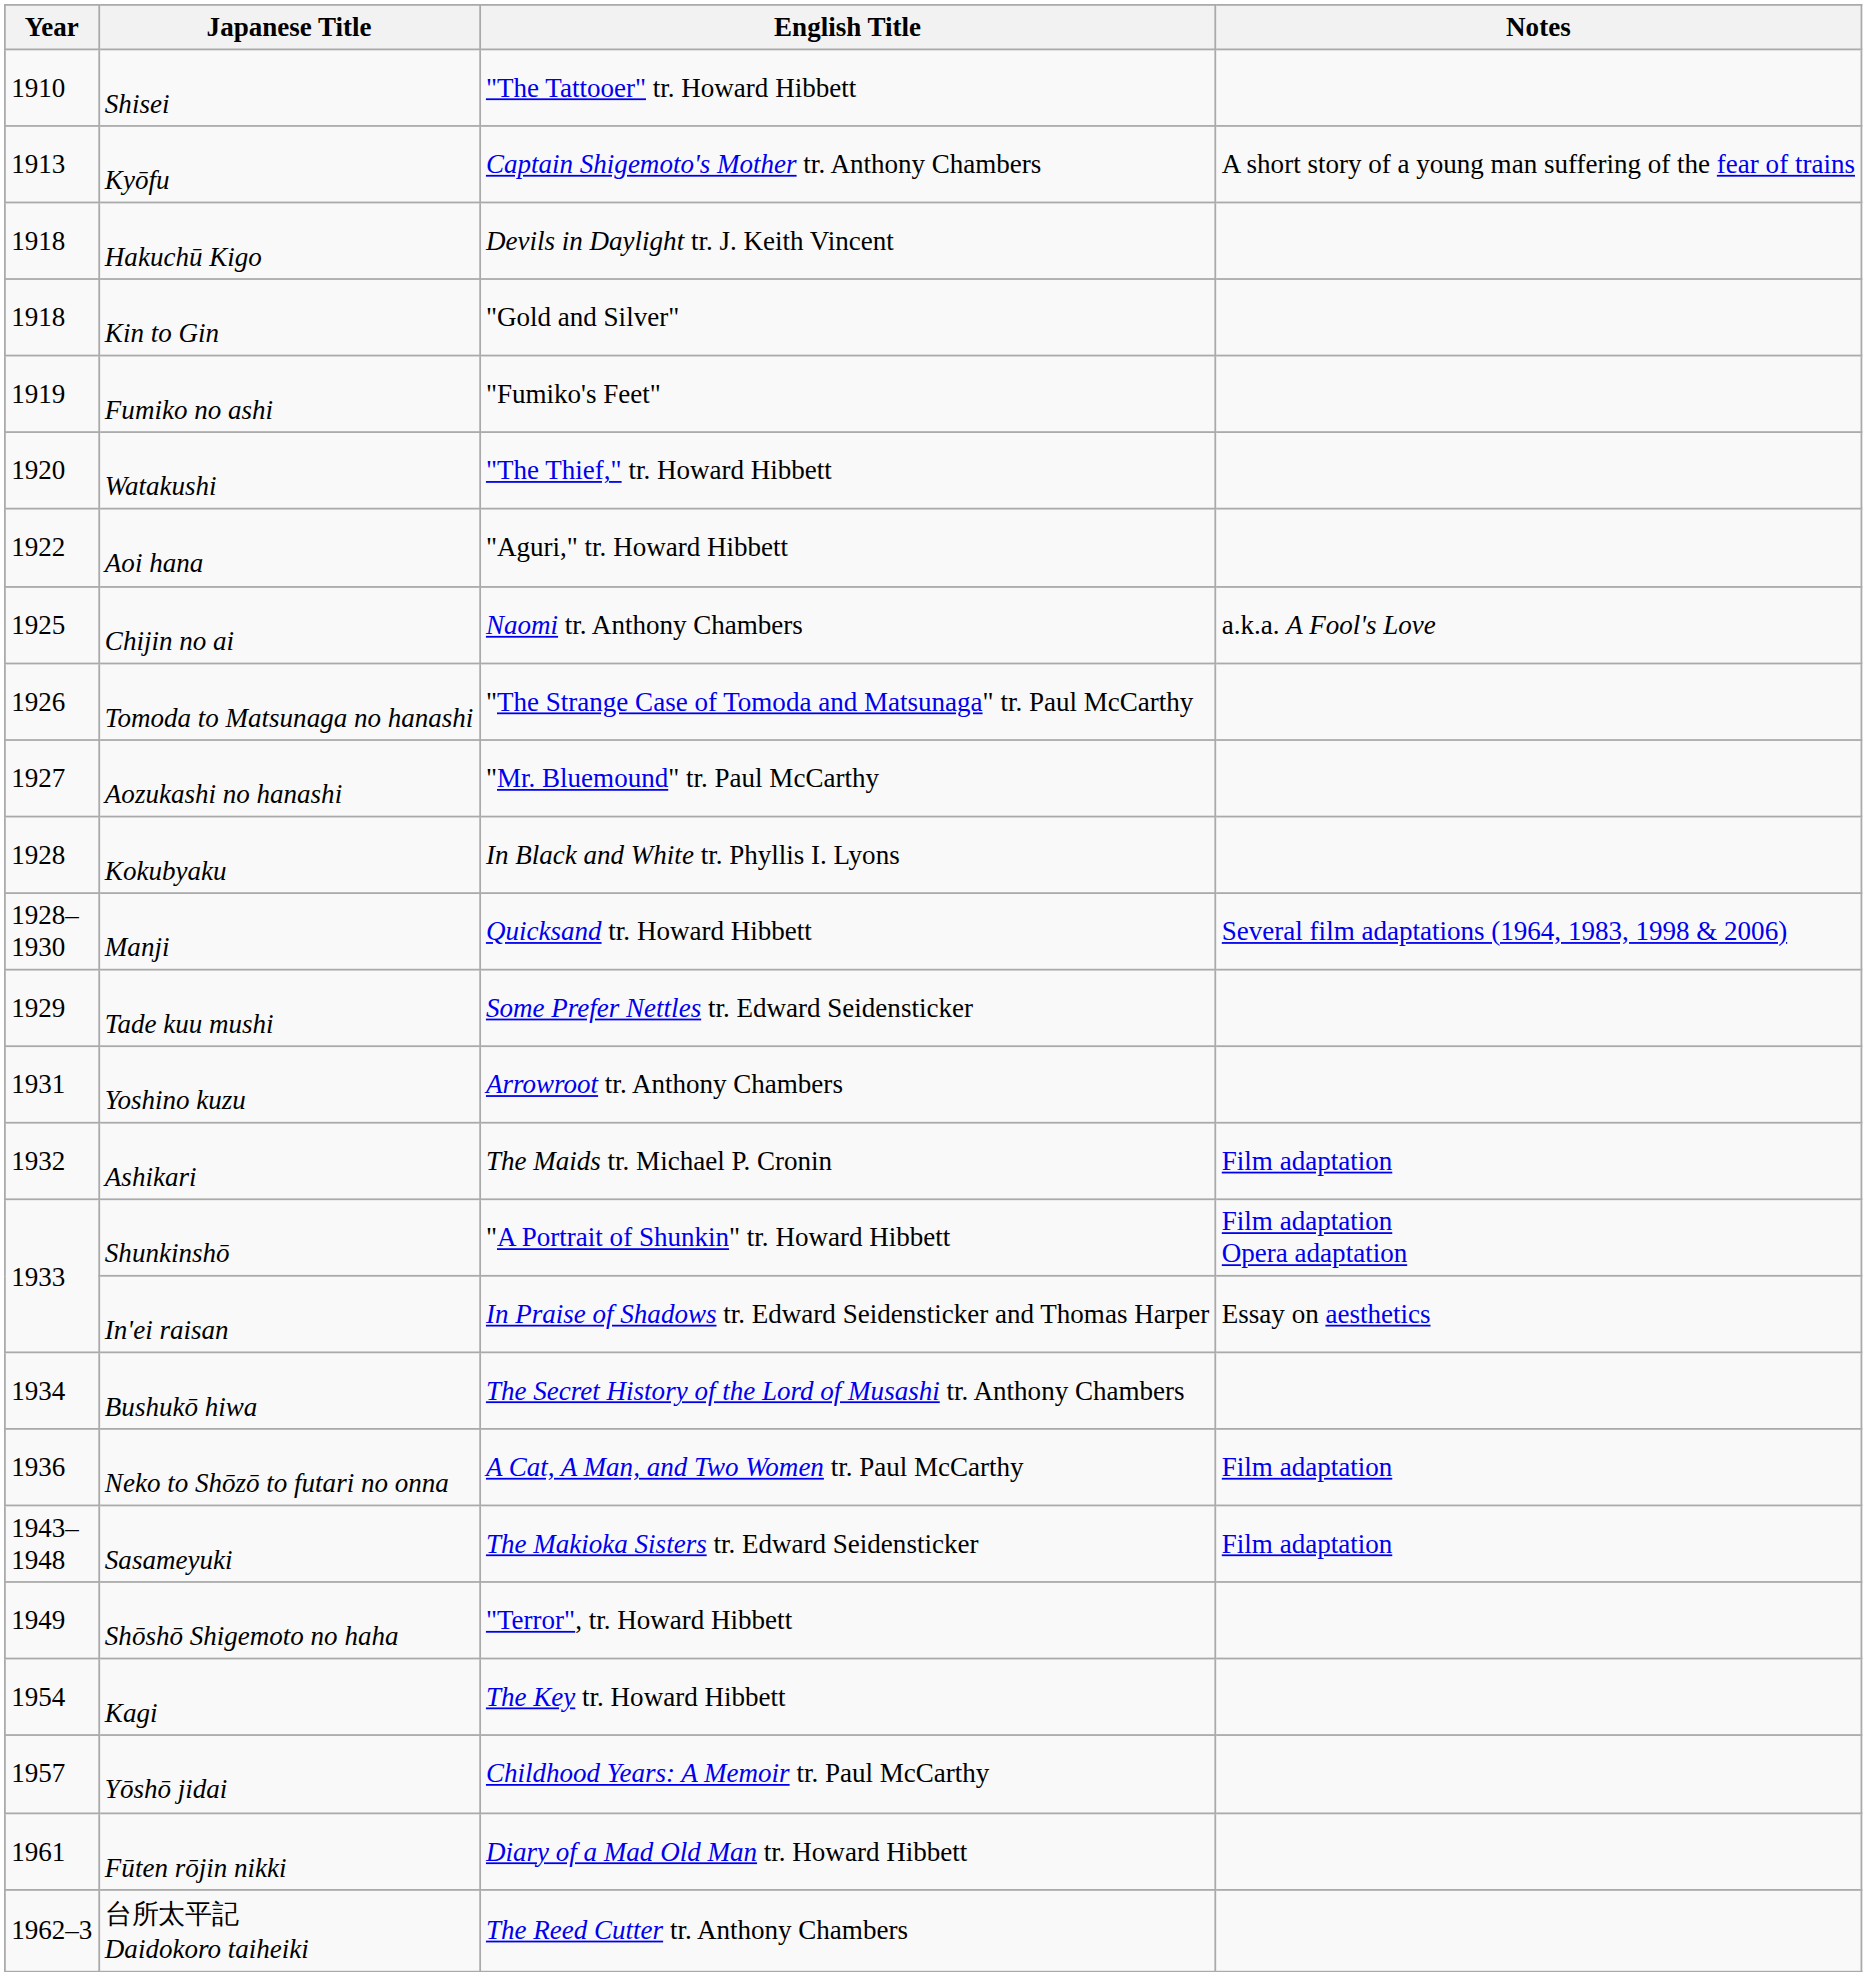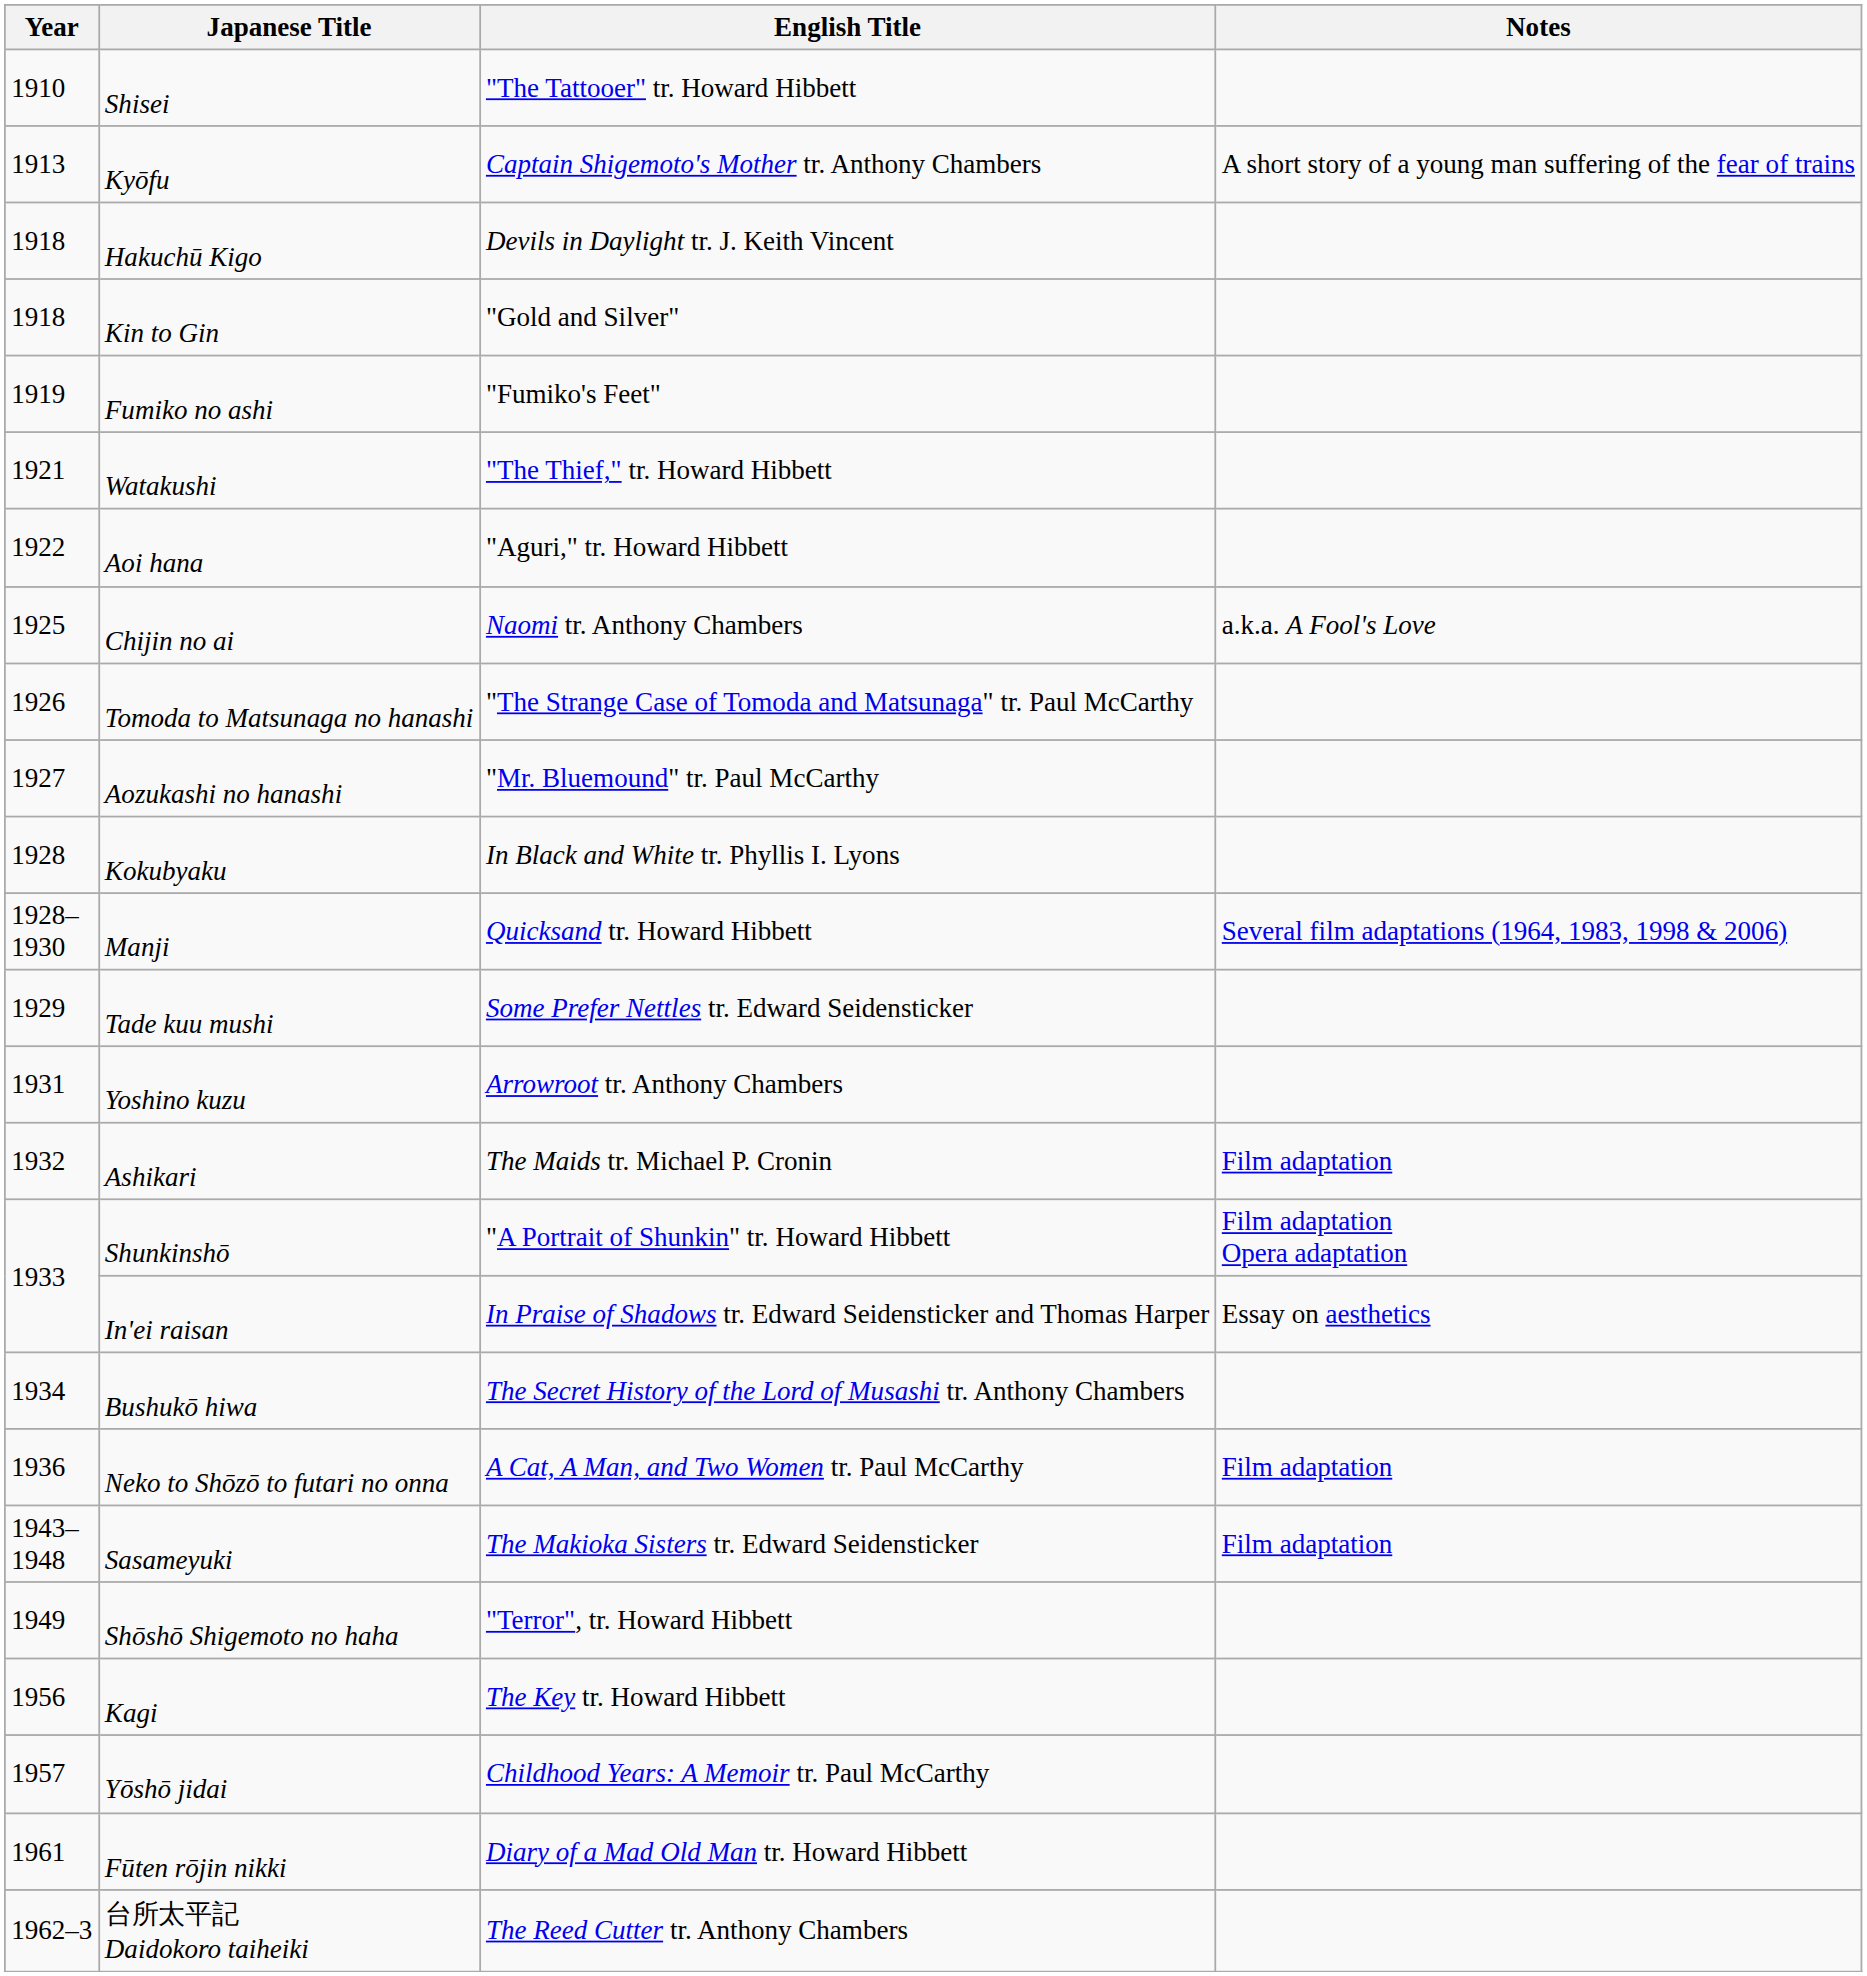(38, 470) 1920 -> (38, 470) 1921
(38, 1697) 1954 -> (38, 1697) 1956
